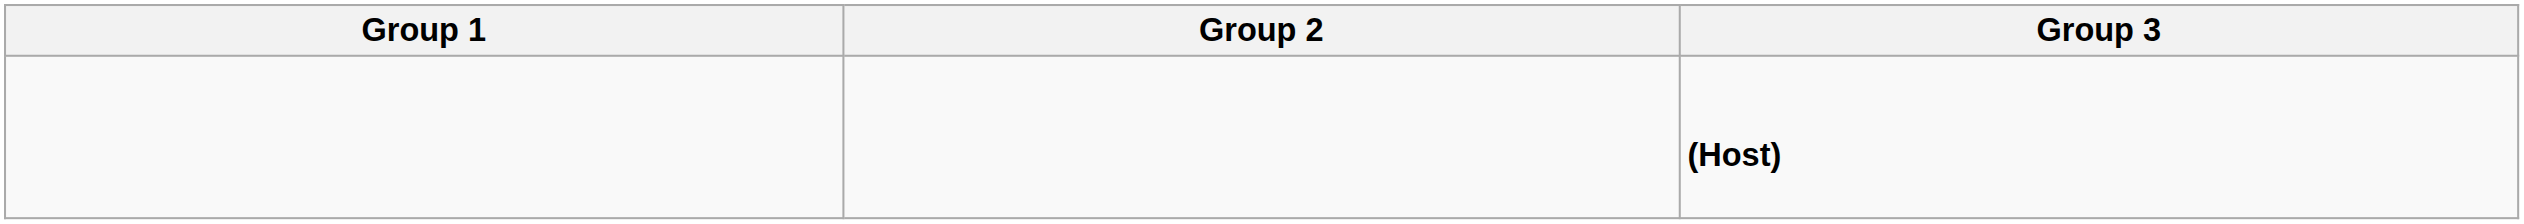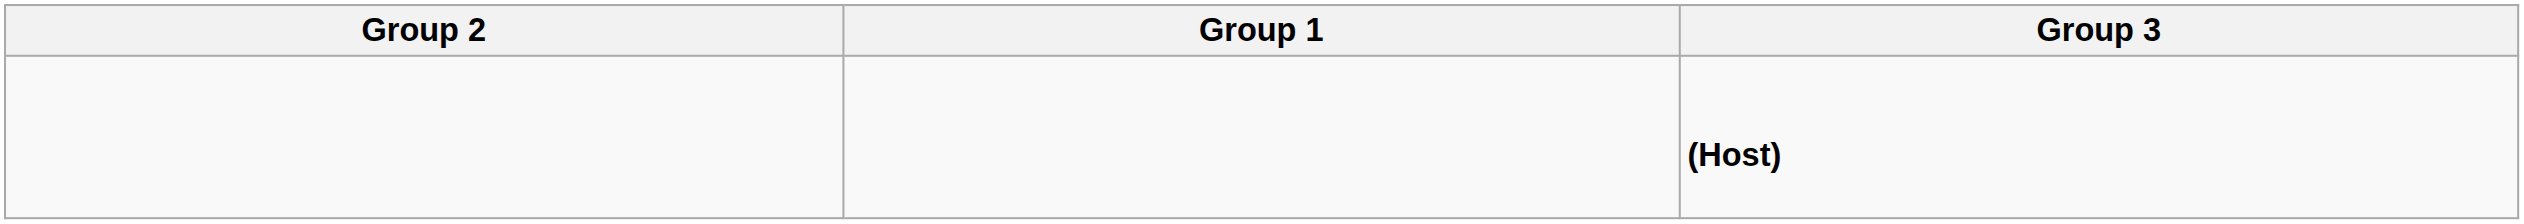columns swapped: (424, 30) <-> (1261, 30)
